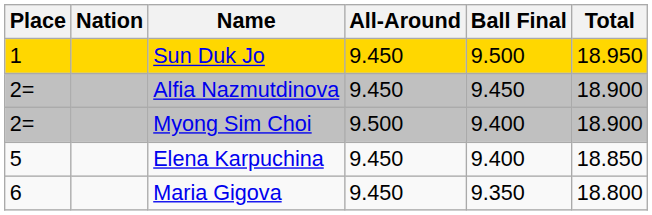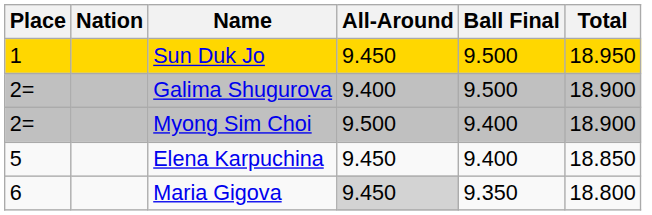- row: (246, 90)
+ row: (243, 90)
(376, 192) no background -> (369, 192) lightgrey background
